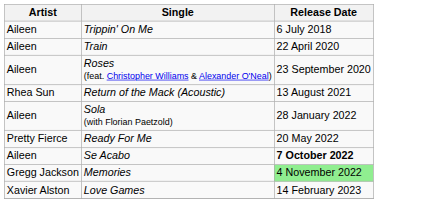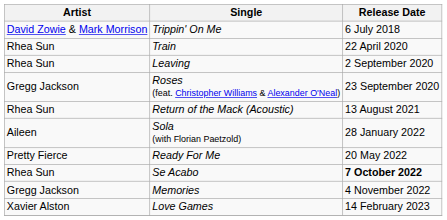(22, 30) Aileen -> (77, 30) David Zowie & Mark Morrison
(22, 47) Aileen -> (31, 47) Rhea Sun
+ row: (171, 64)
(22, 70) Aileen -> (43, 87) Gregg Jackson
(22, 156) Aileen -> (31, 173) Rhea Sun
(319, 173) lightgreen background -> (388, 190) no background
